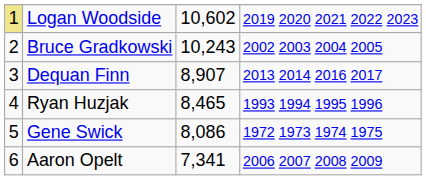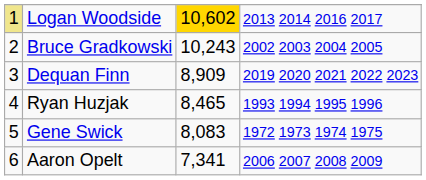(208, 18) no background -> (208, 18) gold background
(331, 19) 2019 2020 2021 2022 2023 -> (313, 19) 2013 2014 2016 2017
(203, 75) 8,907 -> (203, 75) 8,909
(313, 76) 2013 2014 2016 2017 -> (331, 76) 2019 2020 2021 2022 2023
(203, 132) 8,086 -> (203, 132) 8,083
